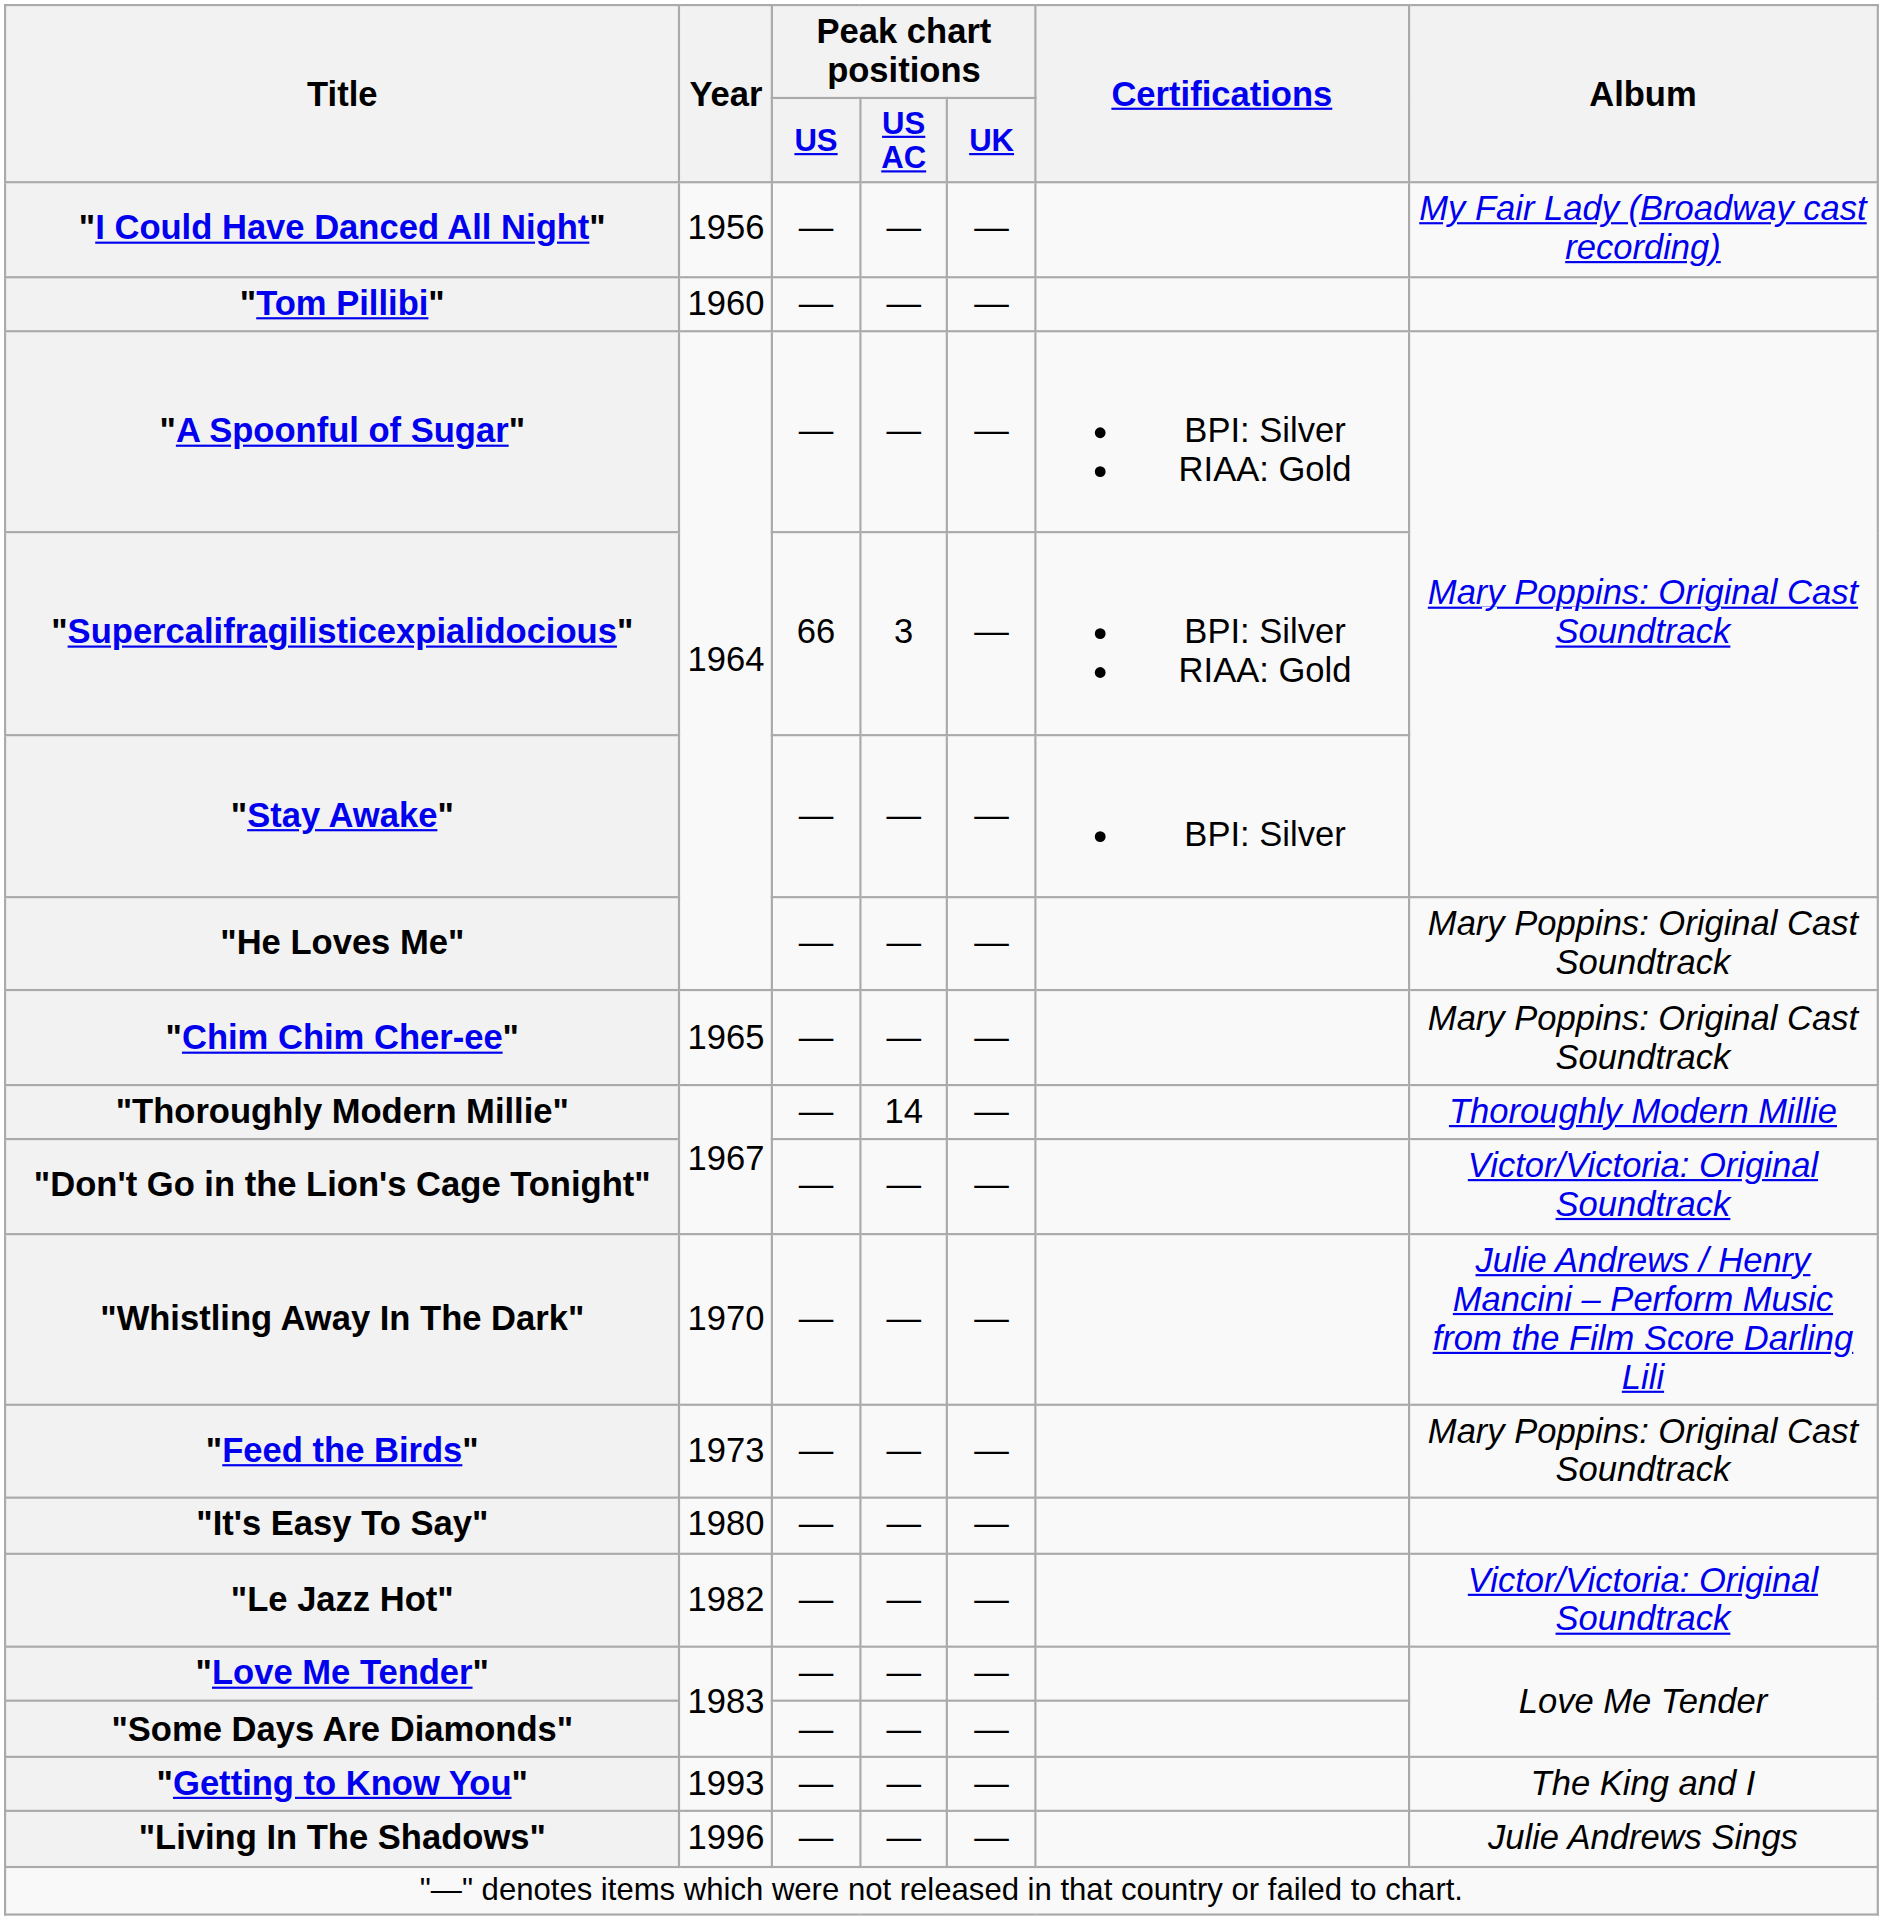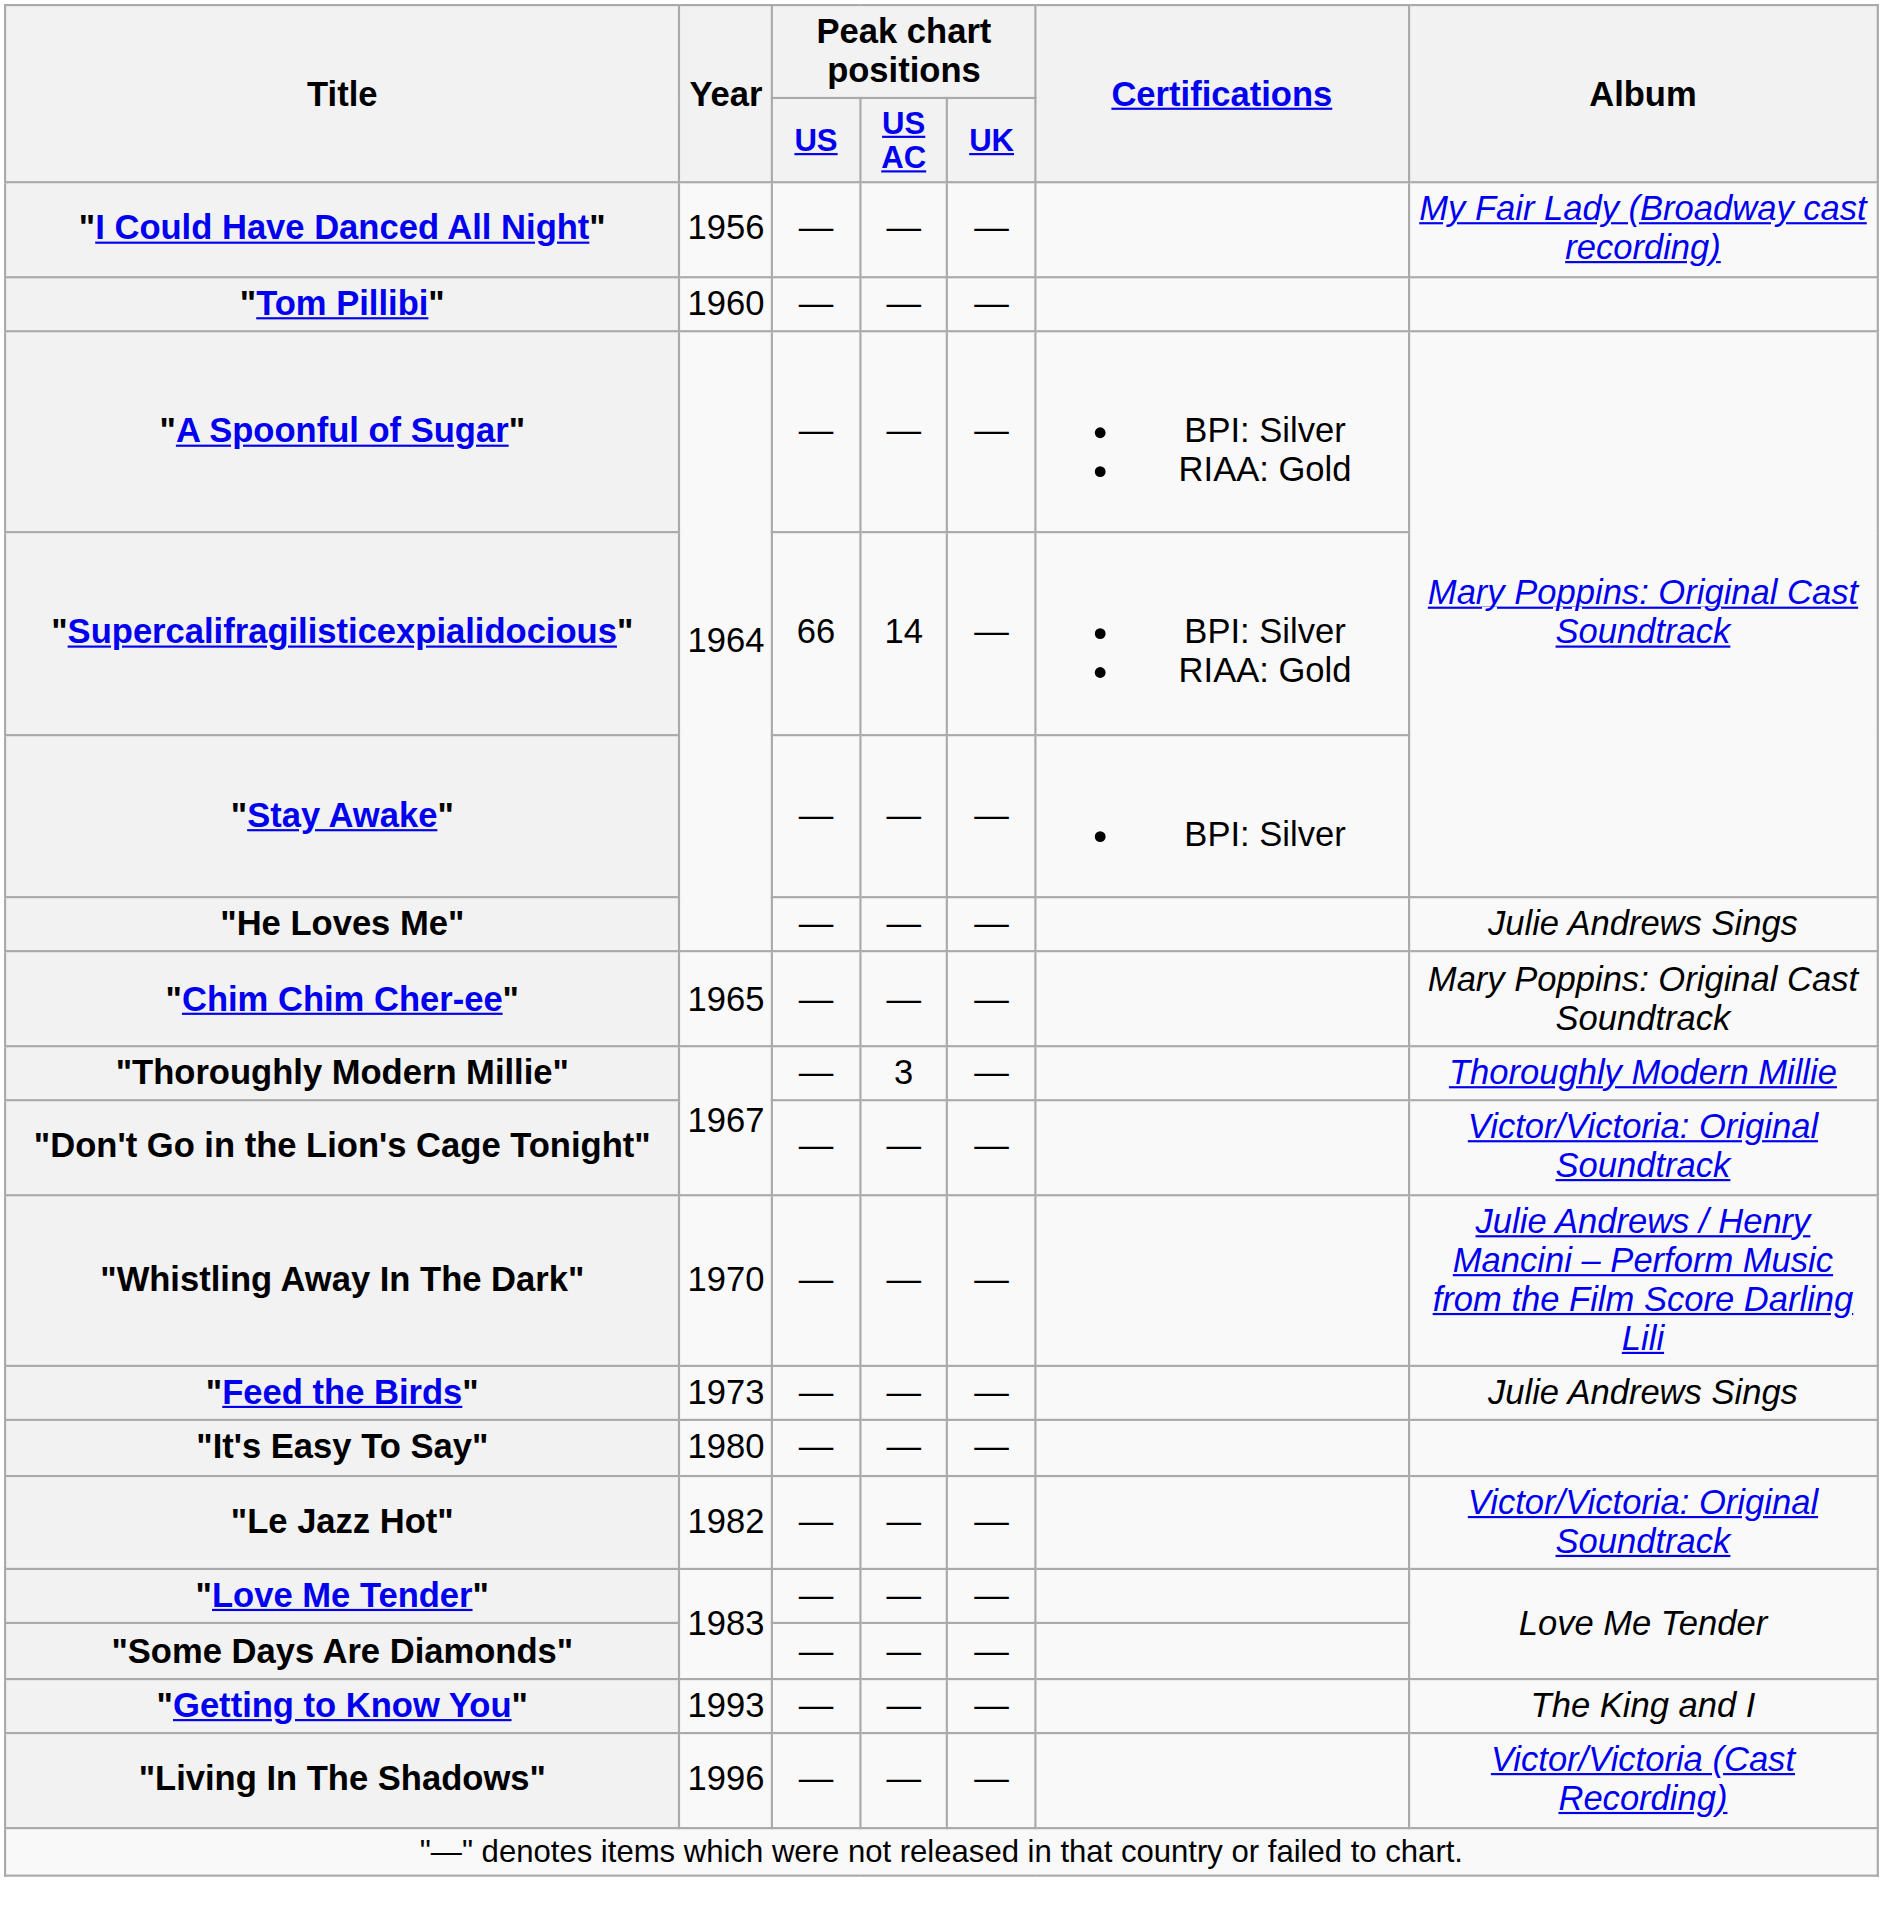(904, 632) 3 -> (904, 632) 14
(1643, 943) Mary Poppins: Original Cast Soundtrack -> (1643, 923) Julie Andrews Sings
(904, 1111) 14 -> (904, 1072) 3
(1643, 1450) Mary Poppins: Original Cast Soundtrack -> (1643, 1392) Julie Andrews Sings
(1643, 1837) Julie Andrews Sings -> (1643, 1779) Victor/Victoria (Cast Recording)
